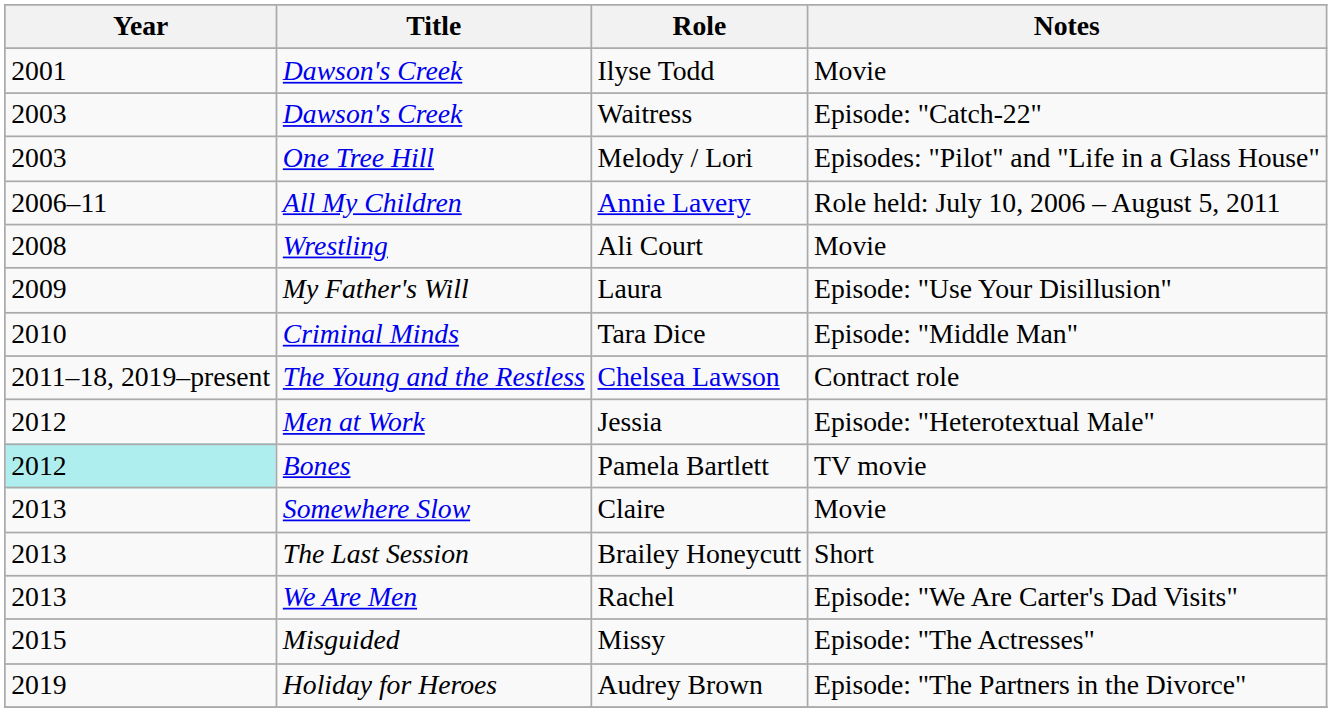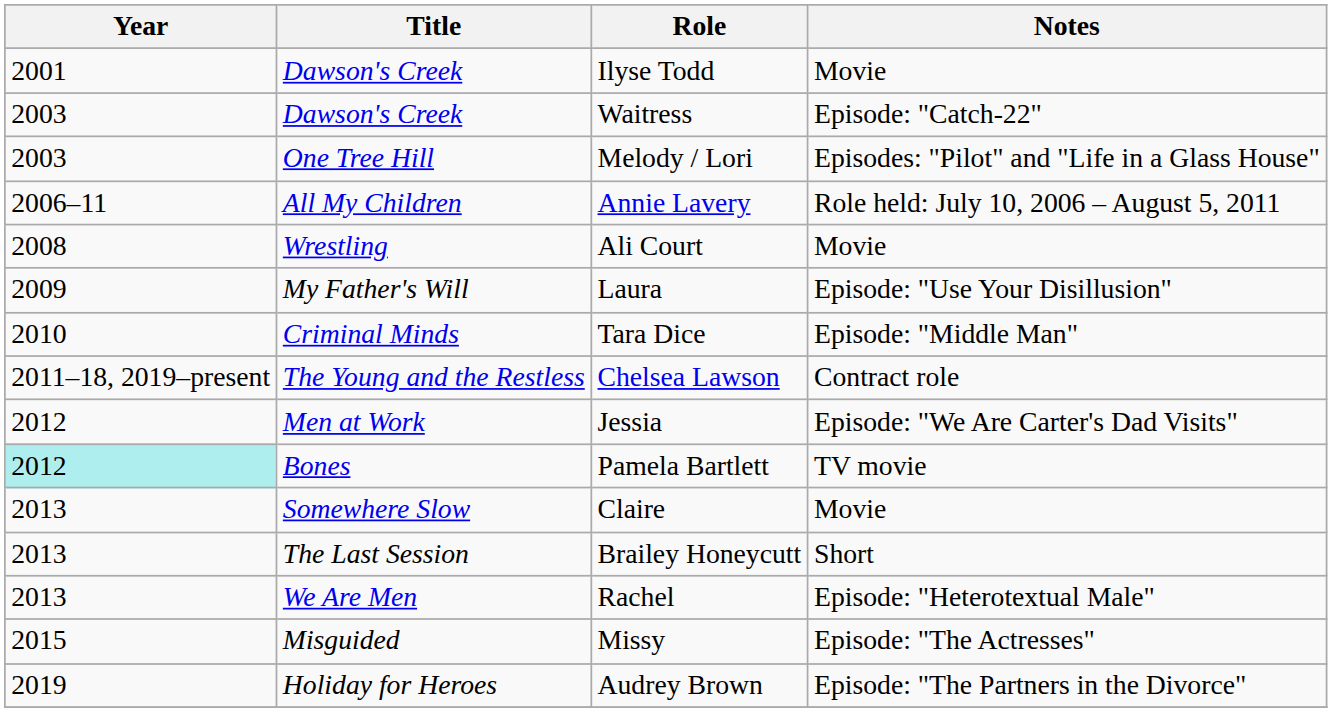(984, 421) Episode: "Heterotextual Male" -> (1026, 421) Episode: "We Are Carter's Dad Visits"
(1026, 597) Episode: "We Are Carter's Dad Visits" -> (984, 597) Episode: "Heterotextual Male"
